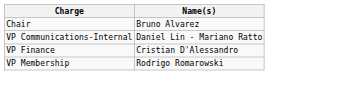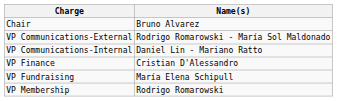+ row: (69, 37)
+ row: (40, 77)
